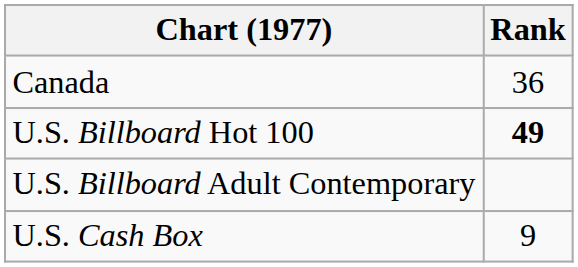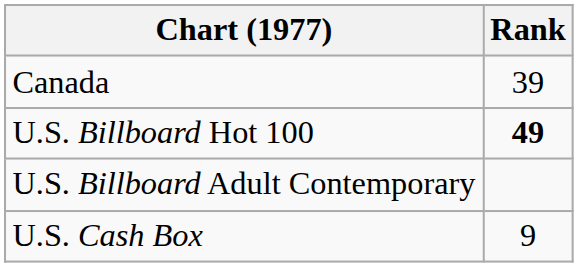(528, 81) 36 -> (528, 81) 39
